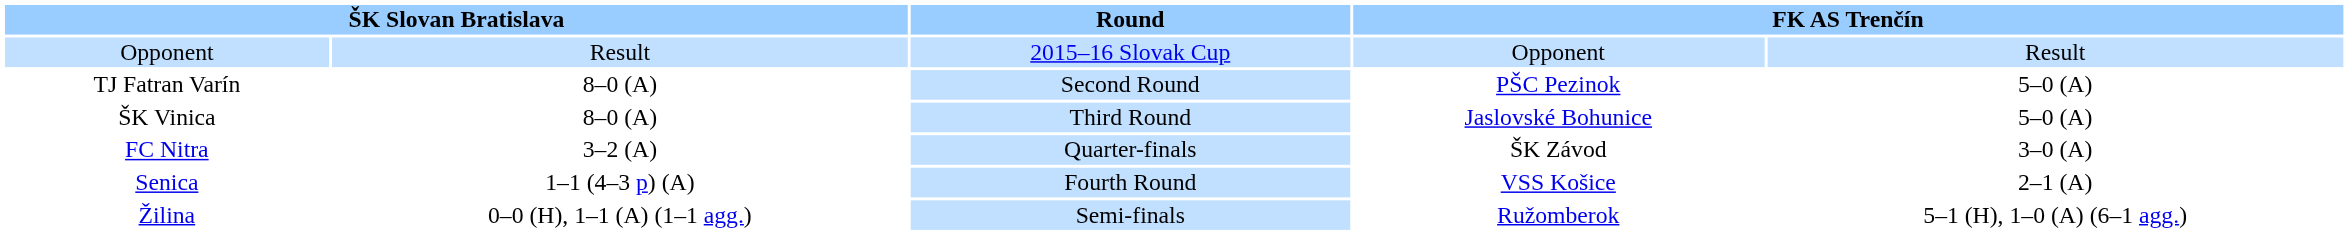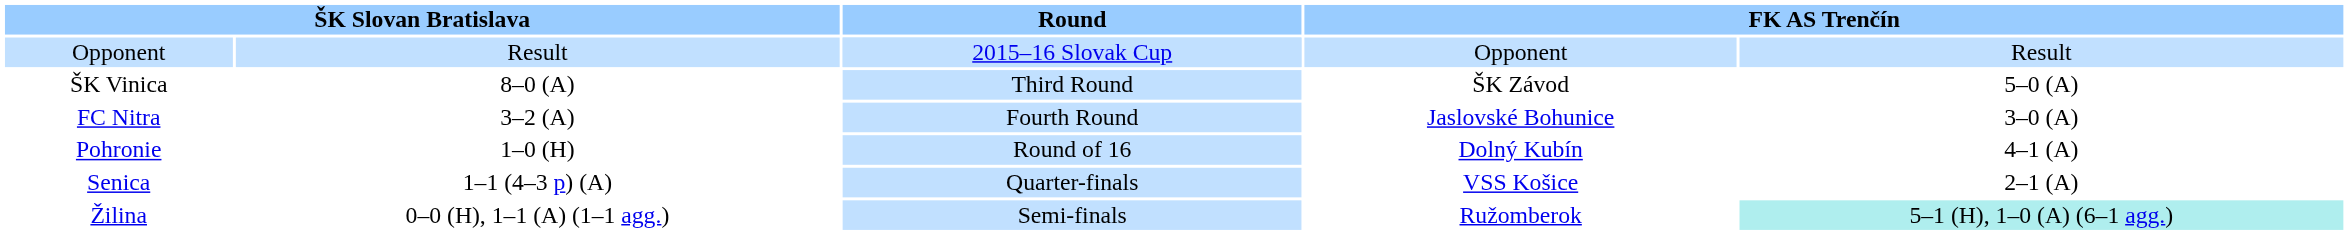- row: (167, 84)
(1558, 117) Jaslovské Bohunice -> (1521, 84) ŠK Závod
(1130, 149) Quarter-finals -> (1072, 117) Fourth Round
(1558, 149) ŠK Závod -> (1521, 117) Jaslovské Bohunice
+ row: (119, 149)
(1130, 182) Fourth Round -> (1072, 182) Quarter-finals
(2055, 214) no background -> (2041, 214) paleturquoise background
